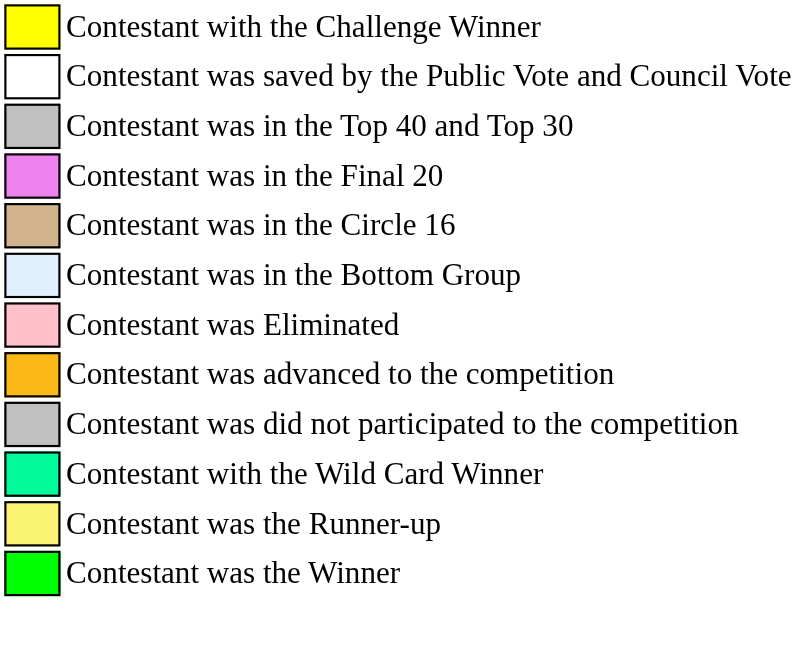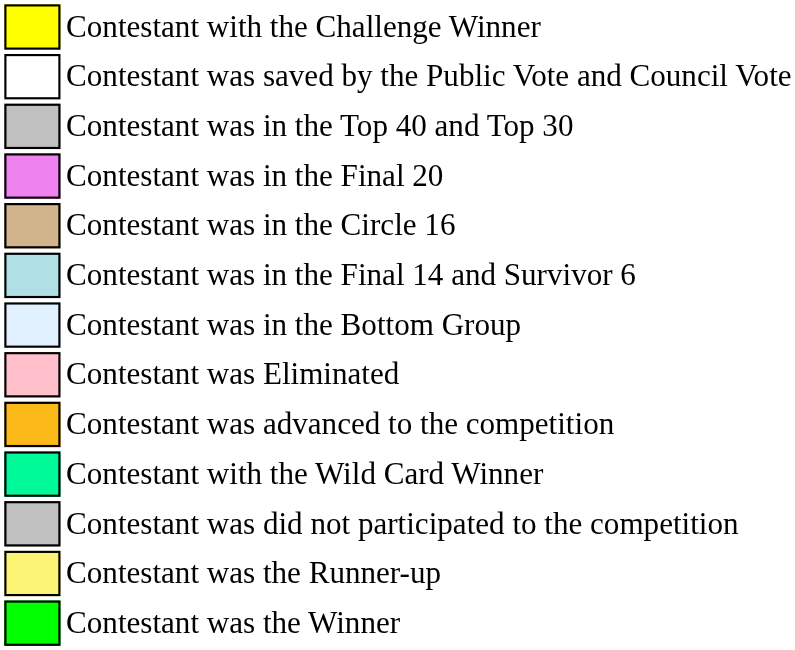+ row: (351, 274)
rows swapped: (402, 423) <-> (305, 473)
